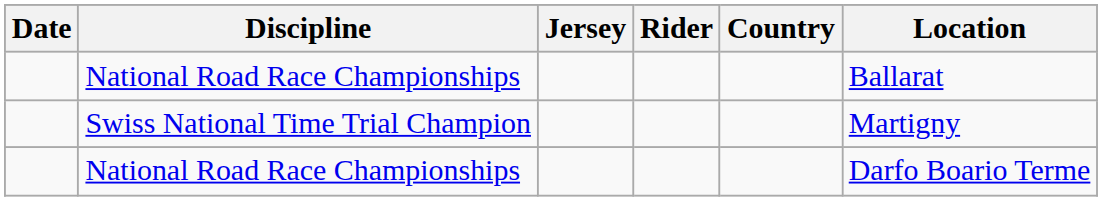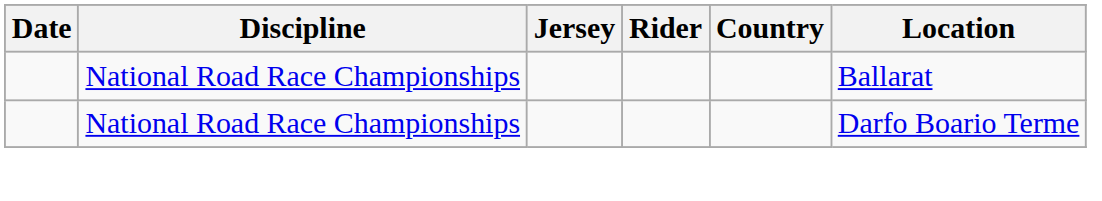- row: (42, 124)
